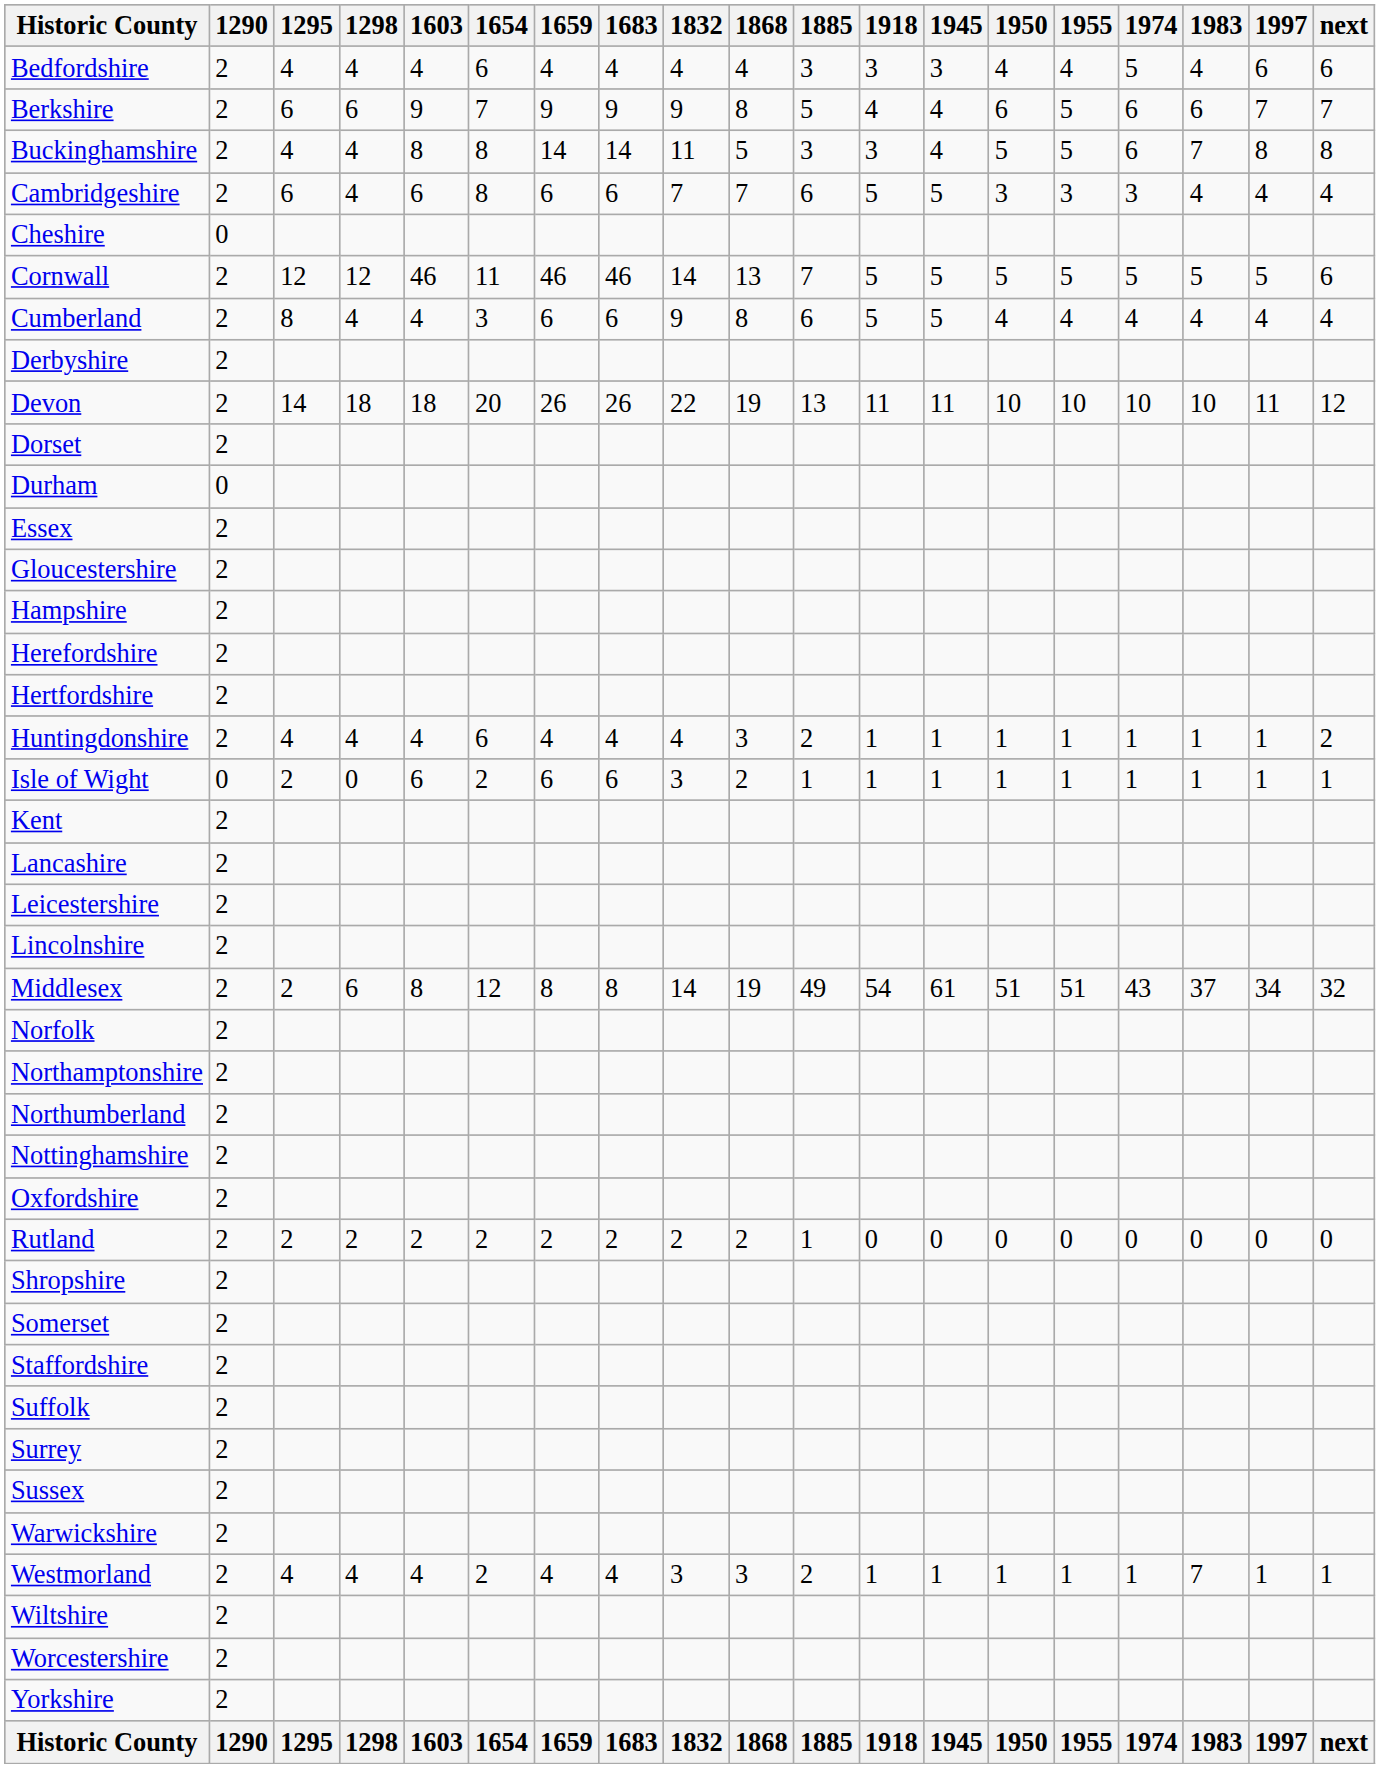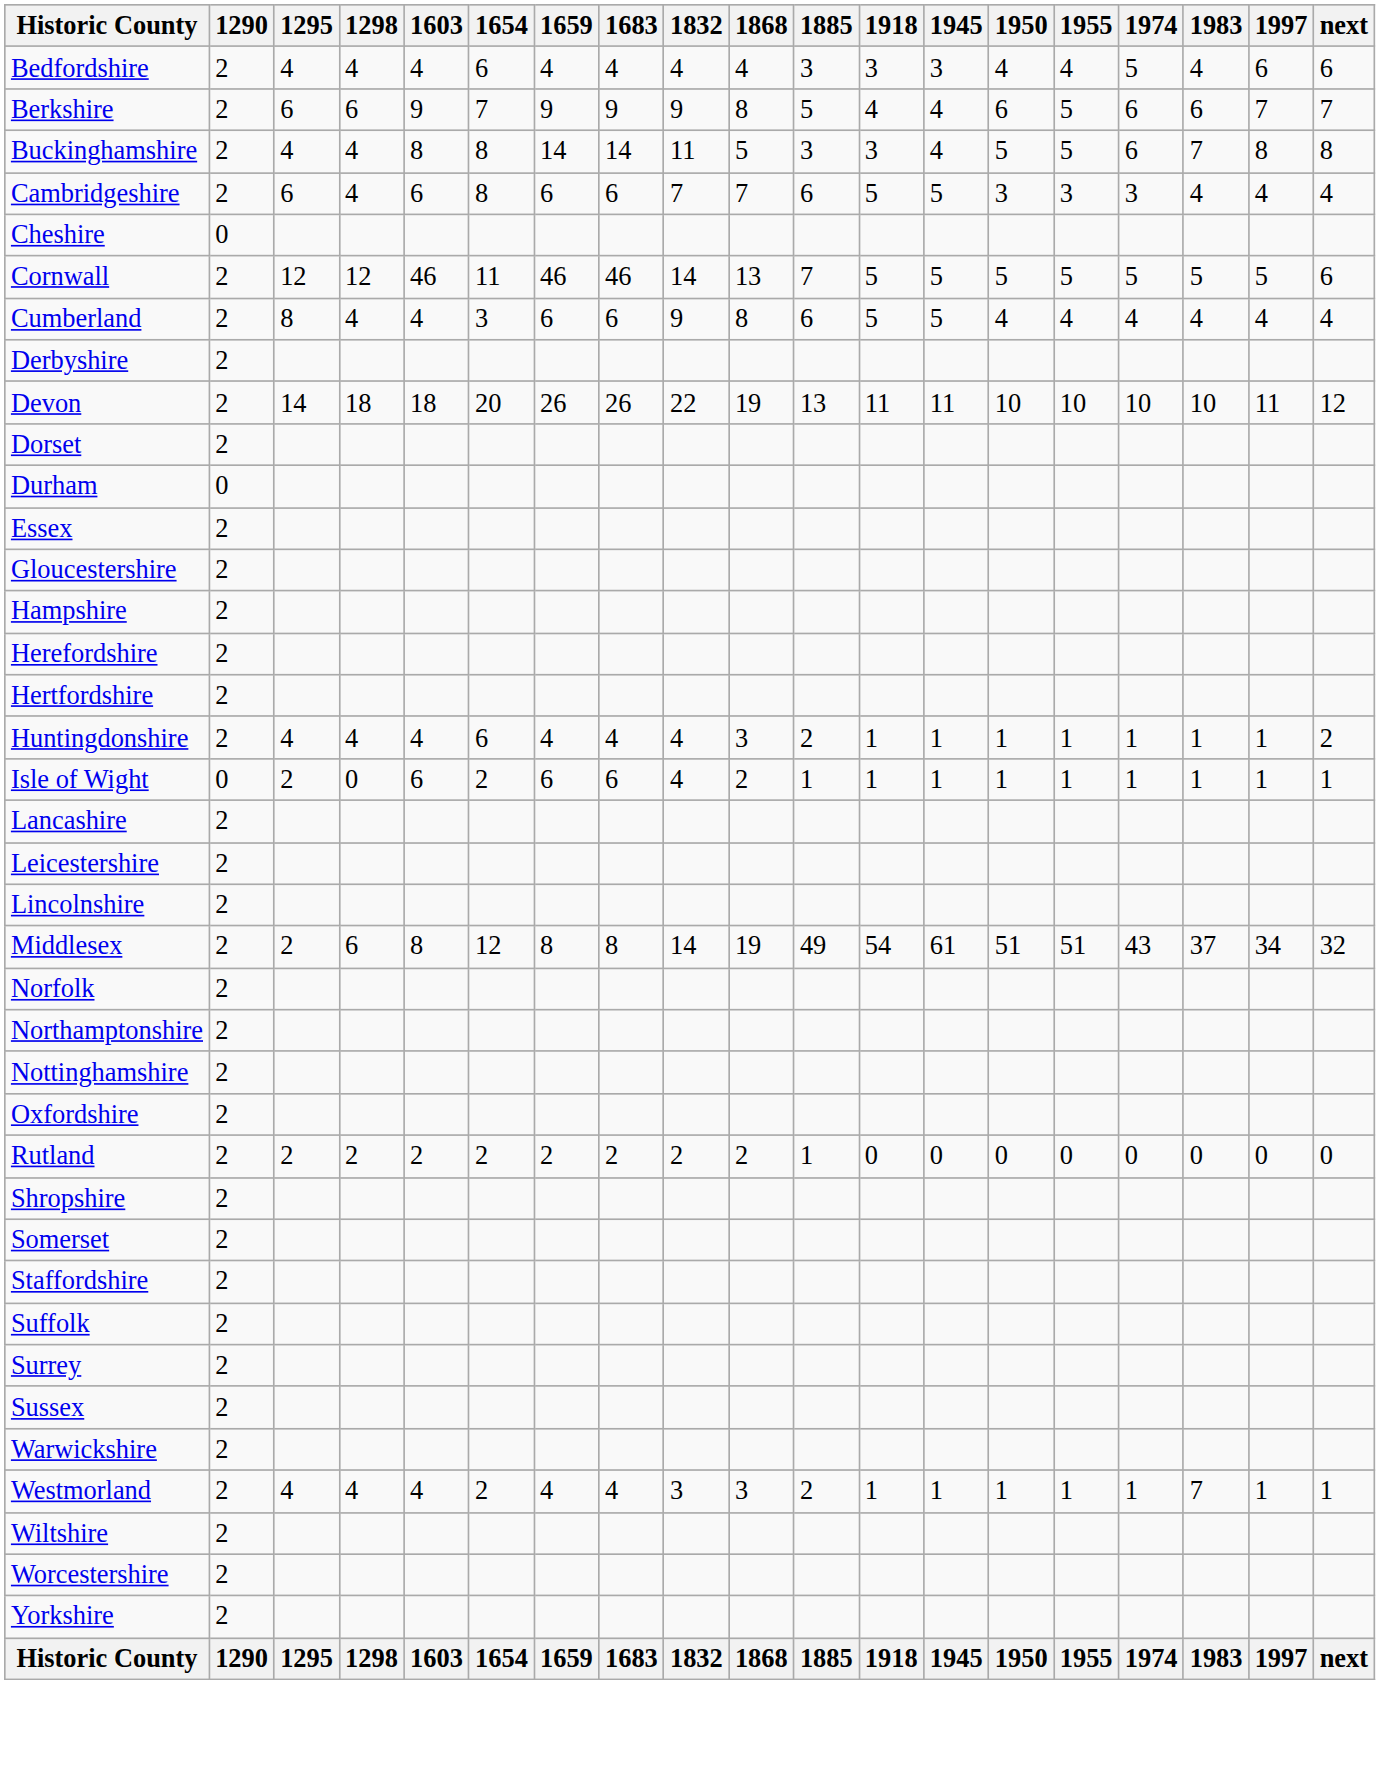(677, 779) 3 -> (677, 779) 4
- row: (37, 820)
- row: (98, 1114)
